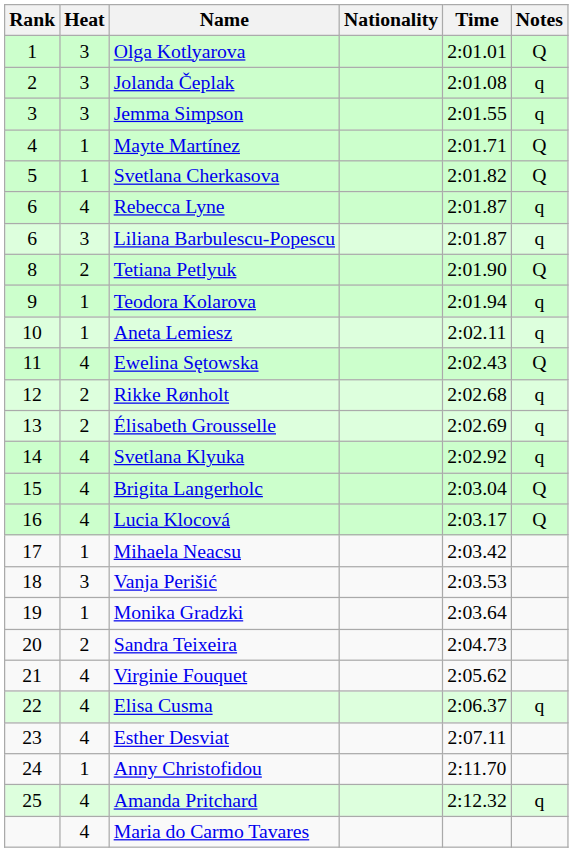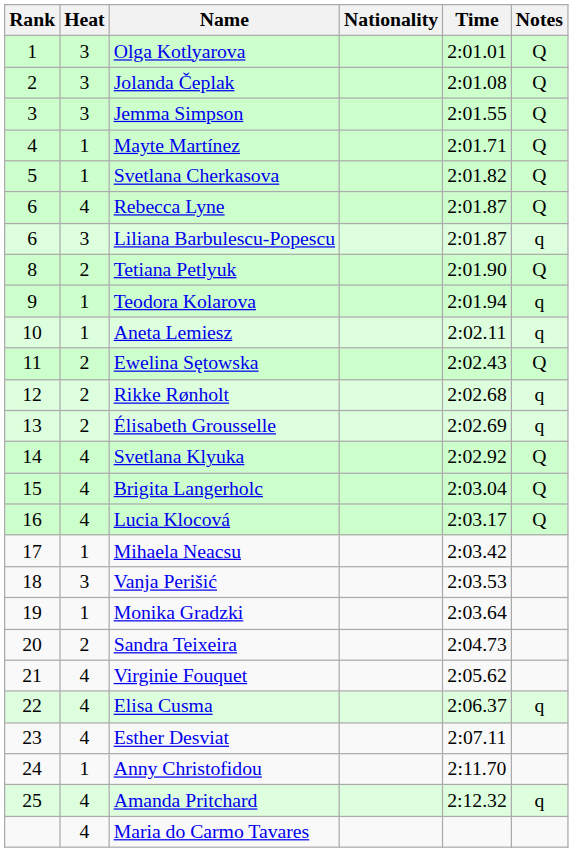(539, 82) q -> (539, 82) Q
(539, 113) q -> (539, 113) Q
(539, 207) q -> (539, 207) Q
(84, 363) 4 -> (84, 363) 2
(539, 457) q -> (539, 457) Q
